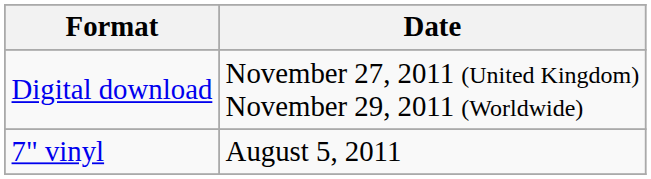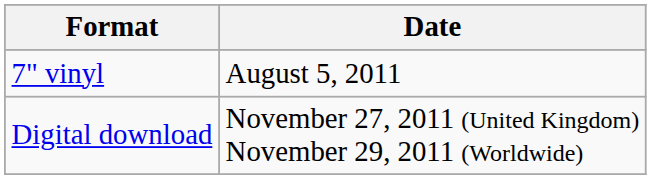rows swapped: (58, 151) <-> (112, 89)
